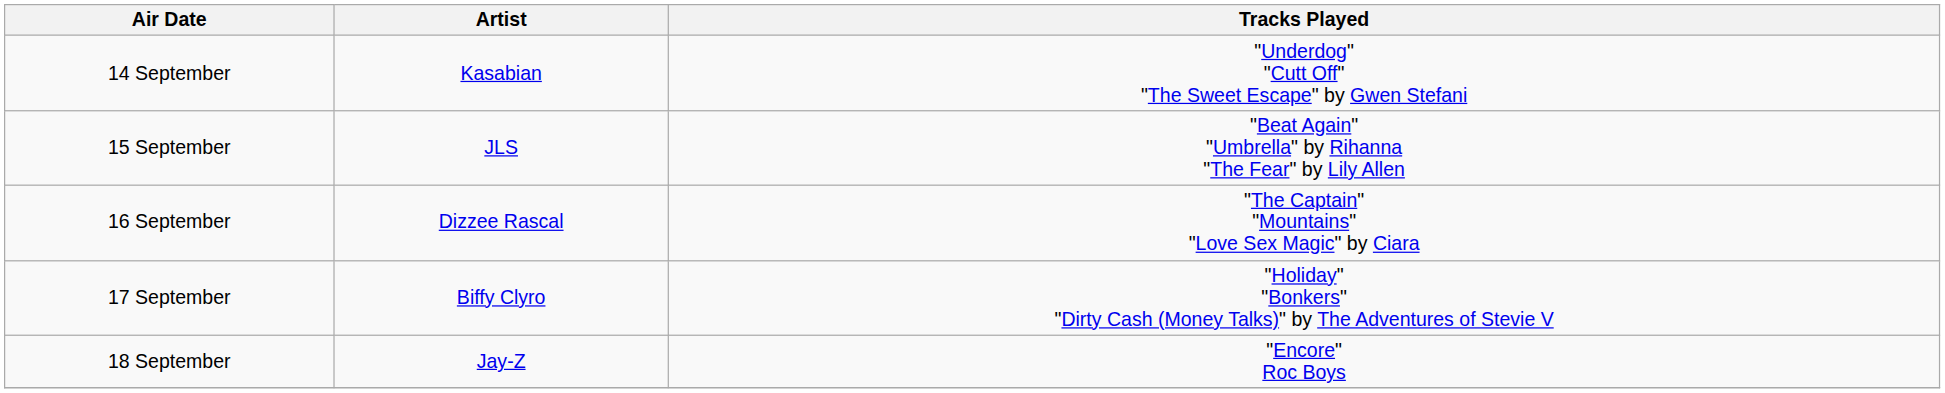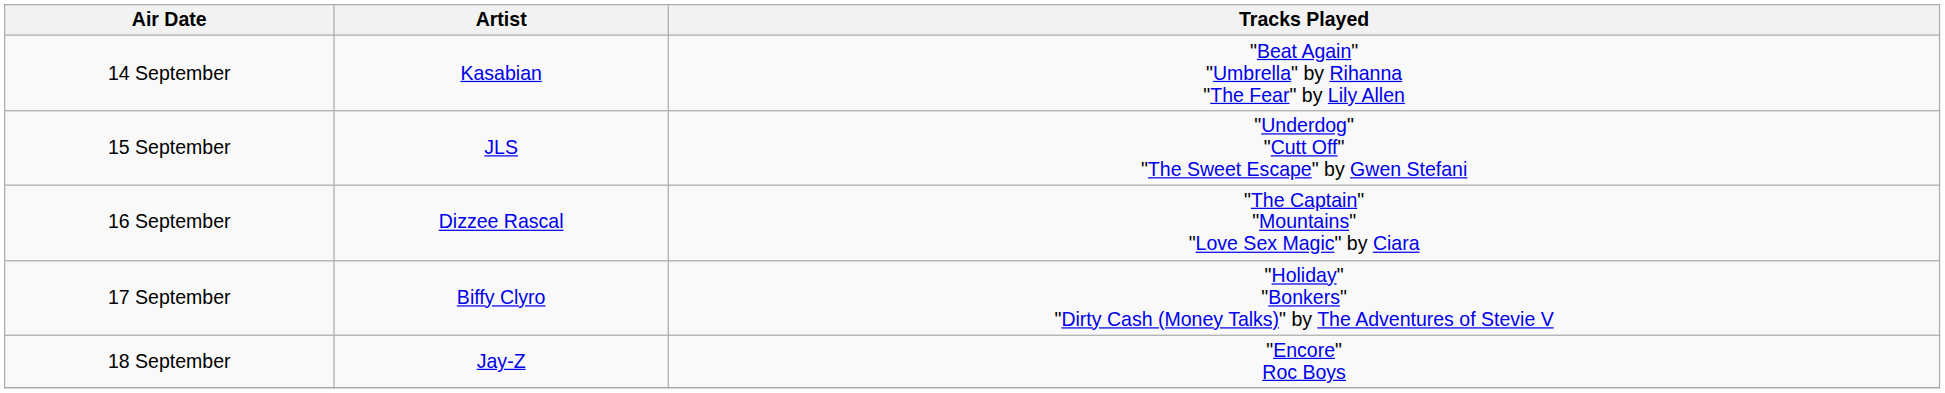(1304, 72) "Underdog" "Cutt Off" "The Sweet Escape" by Gwen Stefani -> (1304, 72) "Beat Again" "Umbrella" by Rihanna "The Fear" by Lily Allen
(1304, 147) "Beat Again" "Umbrella" by Rihanna "The Fear" by Lily Allen -> (1304, 147) "Underdog" "Cutt Off" "The Sweet Escape" by Gwen Stefani
